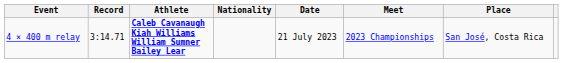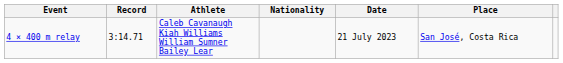- column: (394, 11)
(168, 38) bold -> (196, 38) normal
